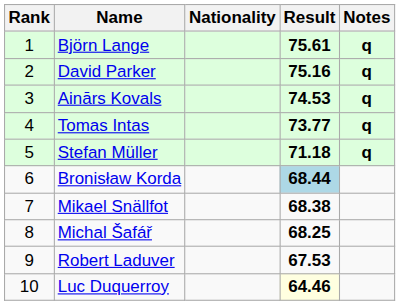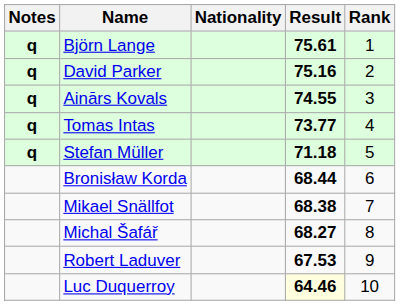columns swapped: (29, 17) <-> (367, 17)
(309, 98) 74.53 -> (315, 98) 74.55
(309, 179) lightblue background -> (315, 179) no background
(309, 233) 68.25 -> (315, 233) 68.27
